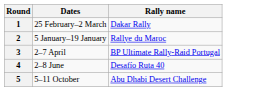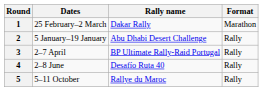+ column: (240, 10)
(138, 38) Rallye du Maroc -> (158, 38) Abu Dhabi Desert Challenge
(158, 79) Abu Dhabi Desert Challenge -> (138, 79) Rallye du Maroc
